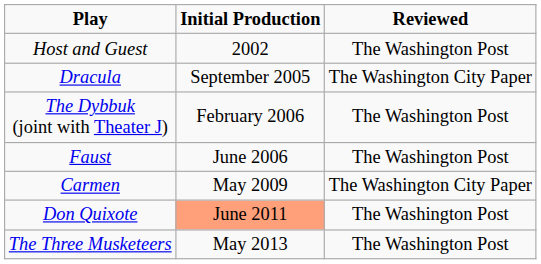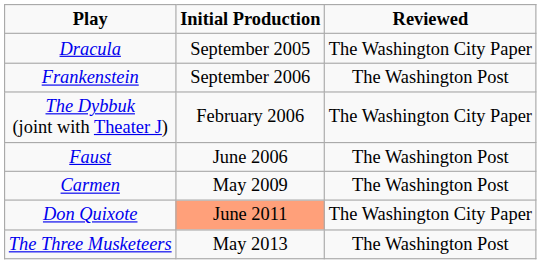- row: (90, 48)
+ row: (90, 77)
(430, 116) The Washington Post -> (430, 116) The Washington City Paper
(430, 185) The Washington City Paper -> (430, 185) The Washington Post
(430, 214) The Washington Post -> (430, 214) The Washington City Paper
